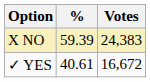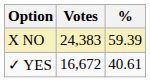columns swapped: (121, 16) <-> (77, 16)
